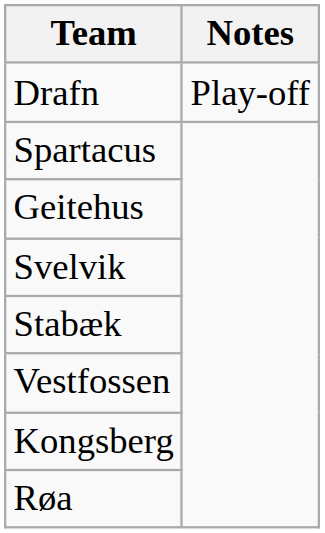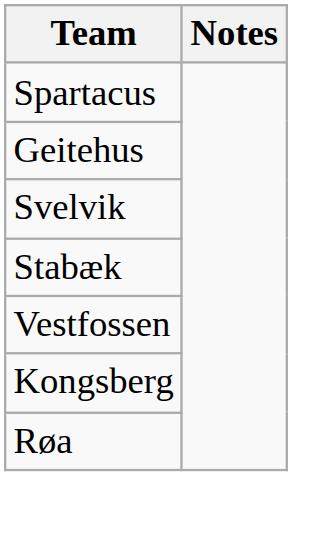- row: (56, 91)
